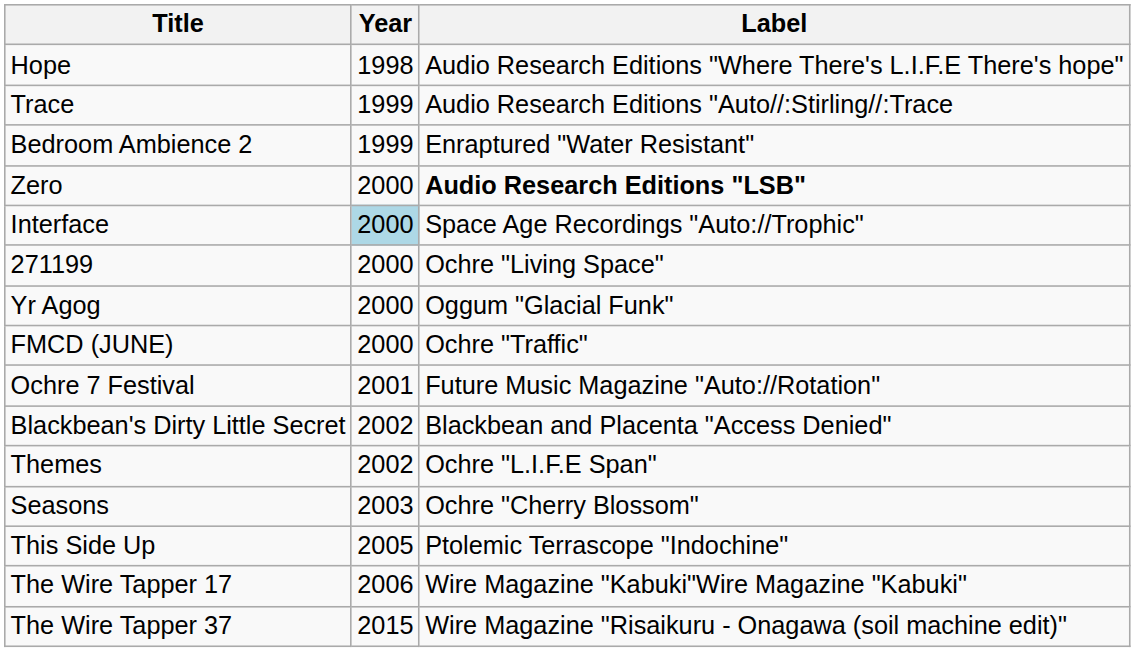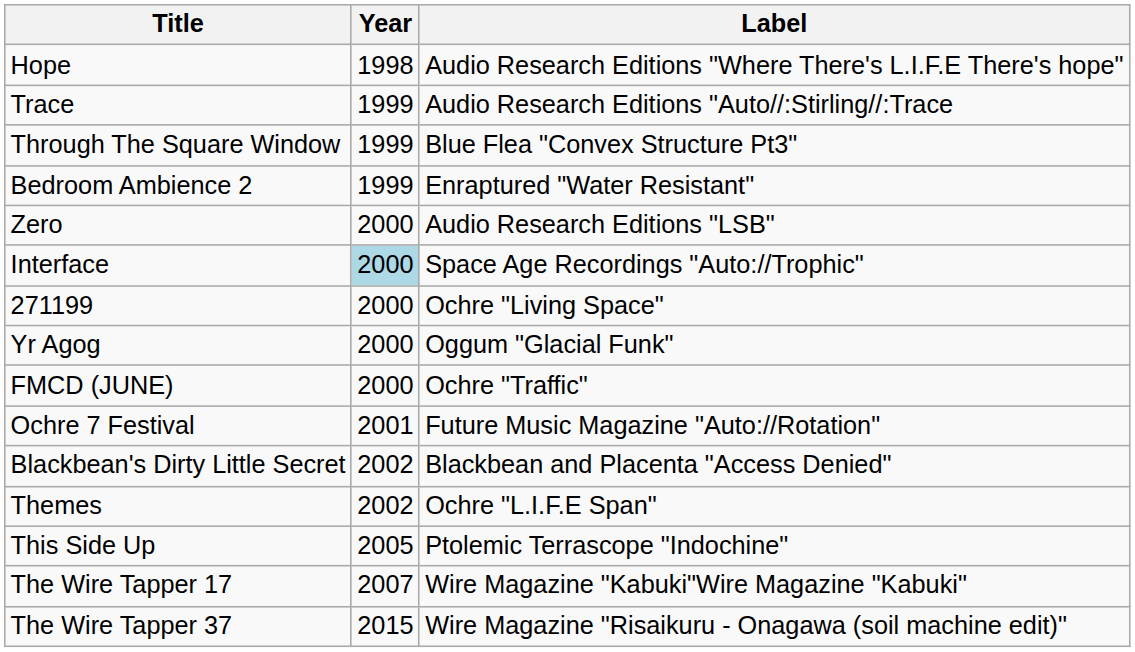+ row: (176, 144)
(616, 184) bold -> (600, 225) normal
- row: (60, 505)
(385, 585) 2006 -> (385, 585) 2007
